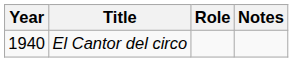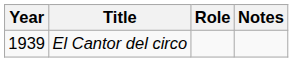(27, 43) 1940 -> (27, 43) 1939
